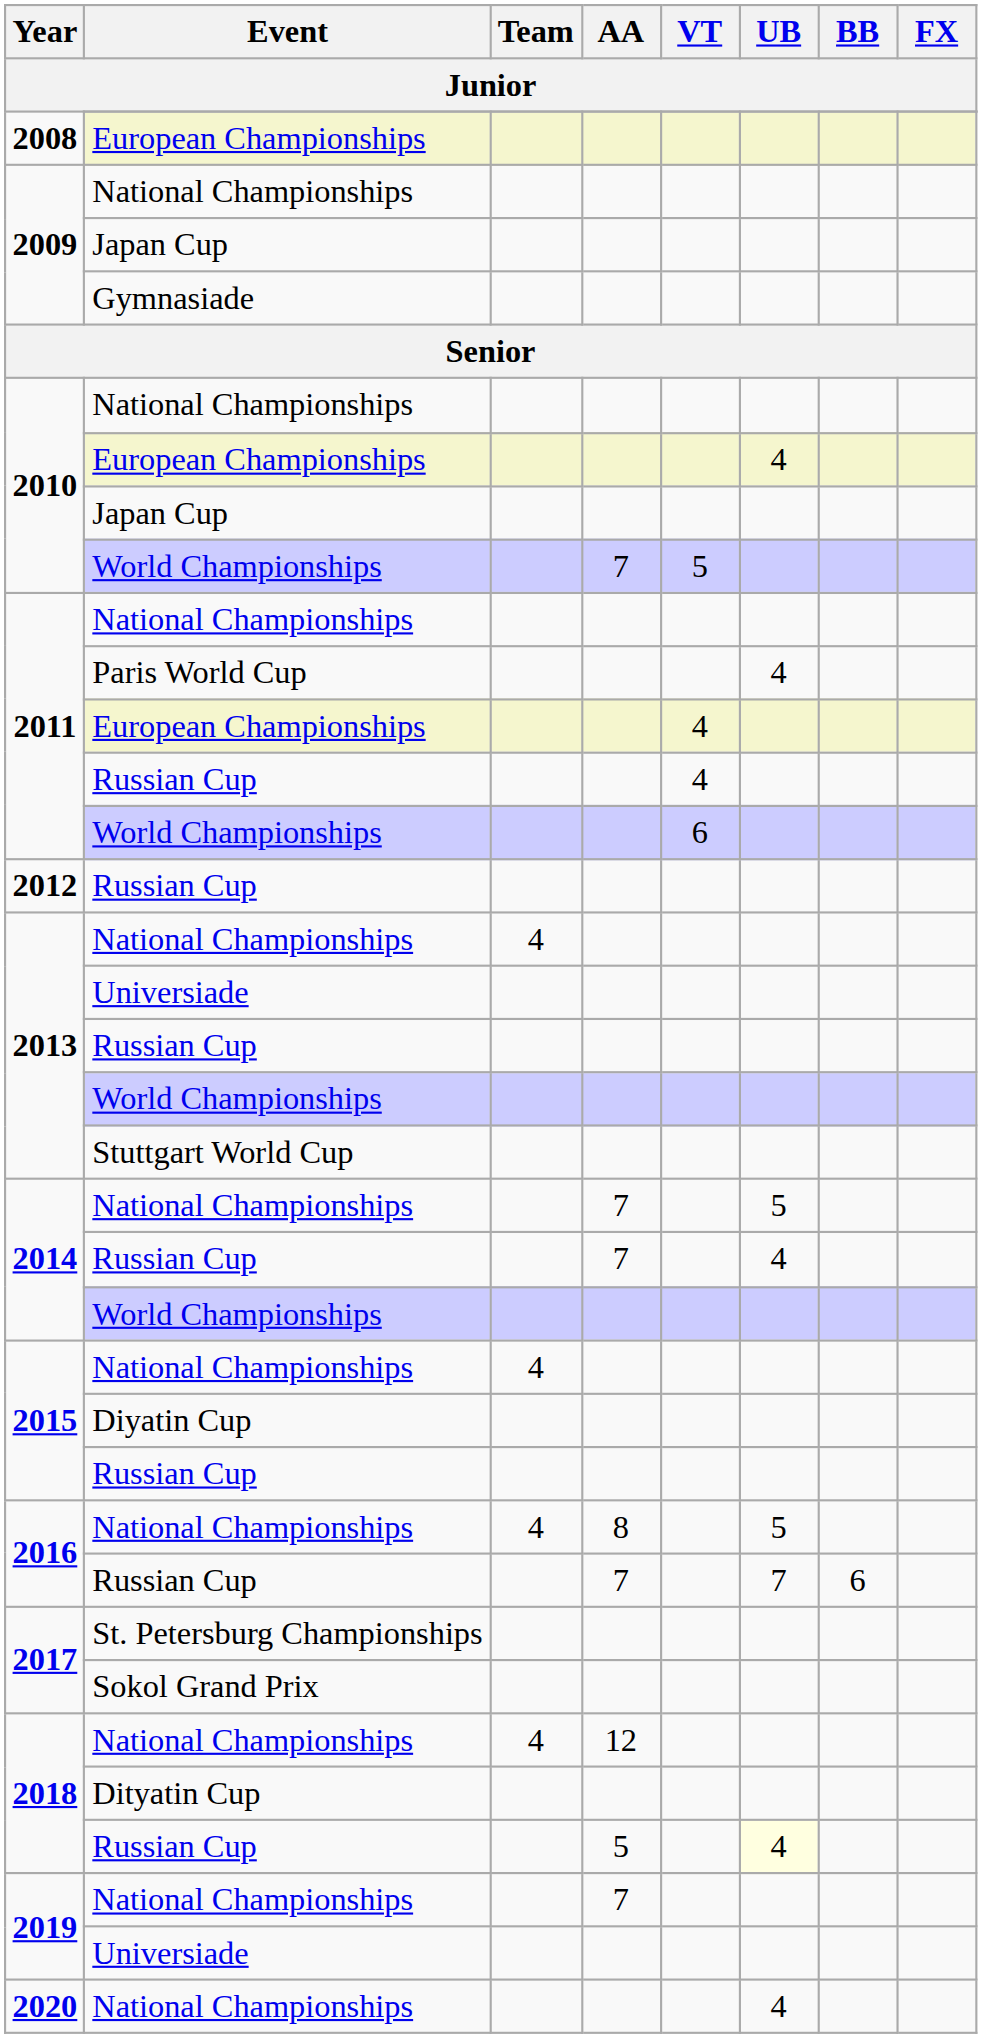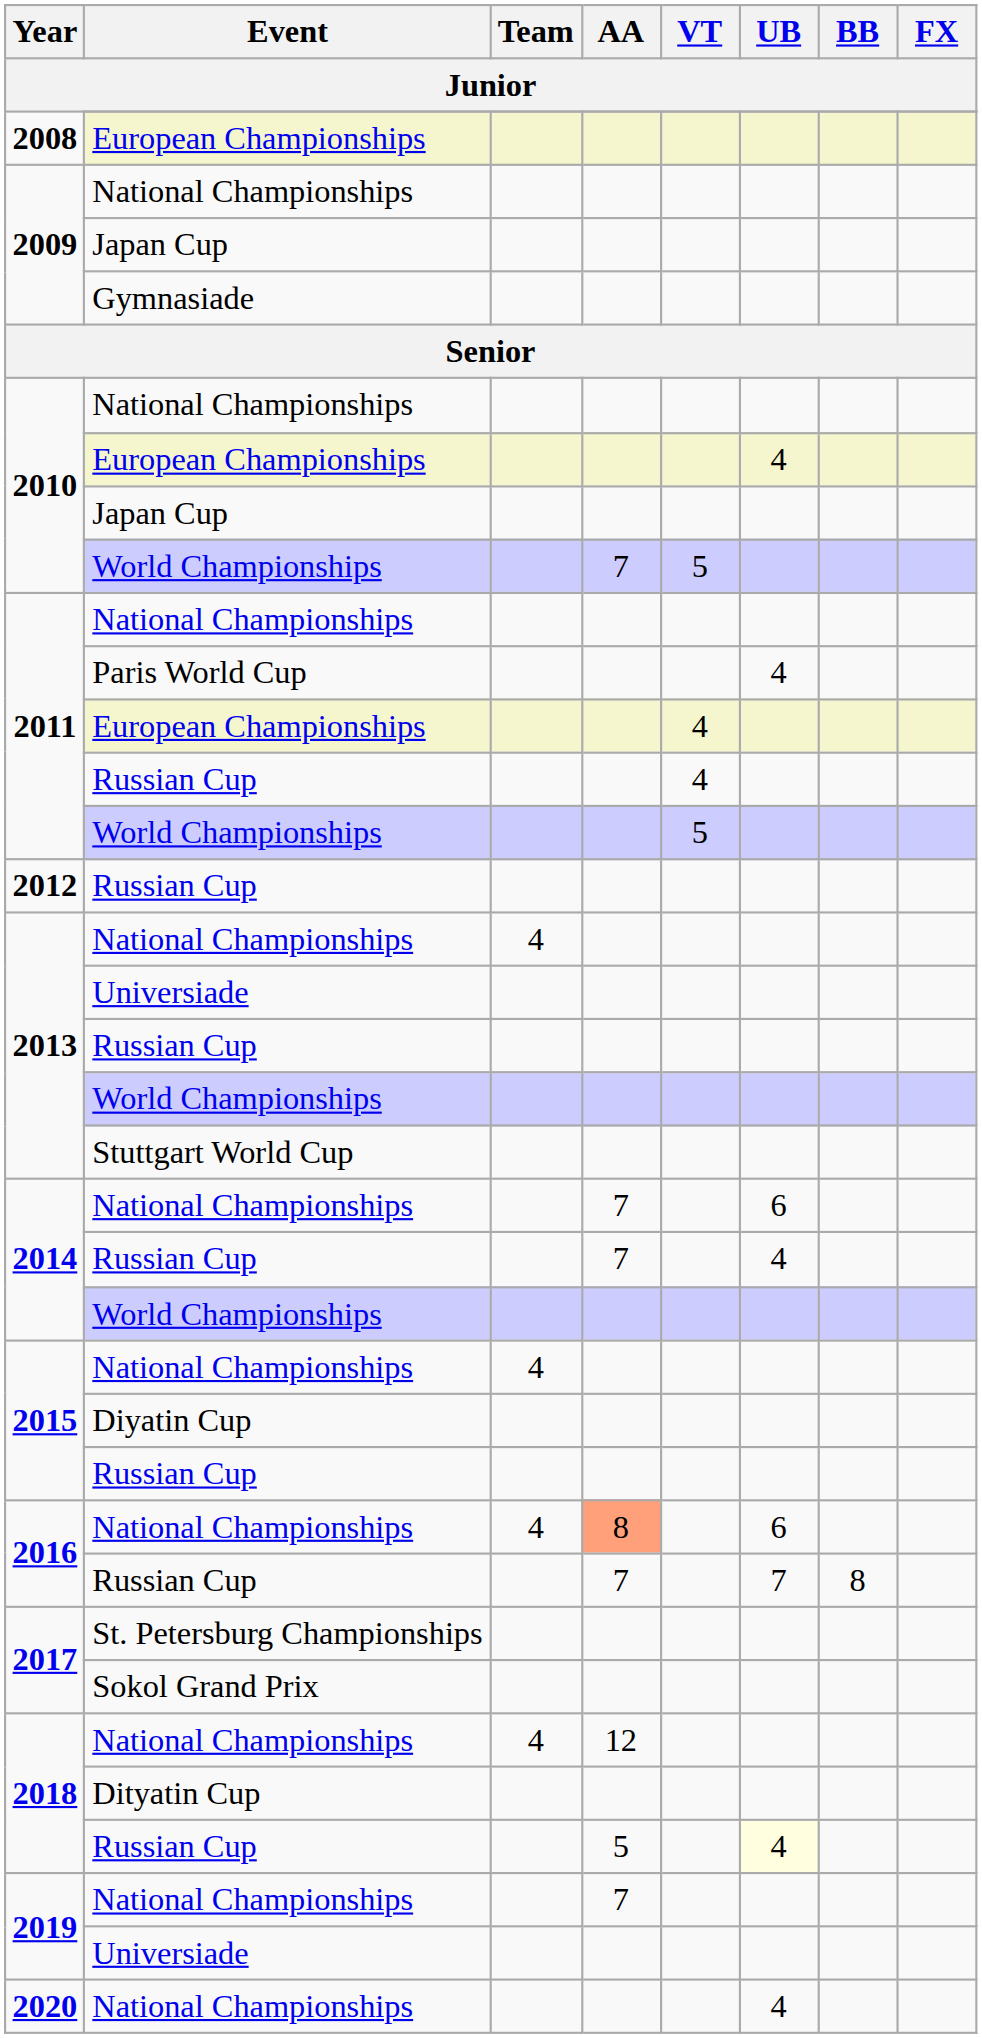(700, 832) 6 -> (700, 832) 5
(779, 1205) 5 -> (779, 1205) 6
(621, 1526) no background -> (621, 1526) lightsalmon background
(779, 1526) 5 -> (779, 1526) 6
(858, 1579) 6 -> (858, 1579) 8
